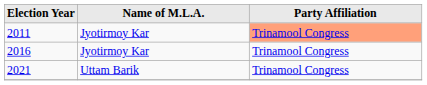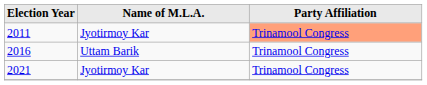(115, 51) Jyotirmoy Kar -> (110, 51) Uttam Barik
(110, 70) Uttam Barik -> (115, 70) Jyotirmoy Kar
